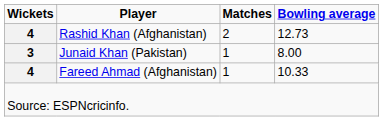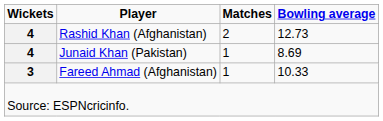(30, 53) 3 -> (30, 53) 4
(290, 53) 8.00 -> (290, 53) 8.69
(30, 72) 4 -> (30, 72) 3
